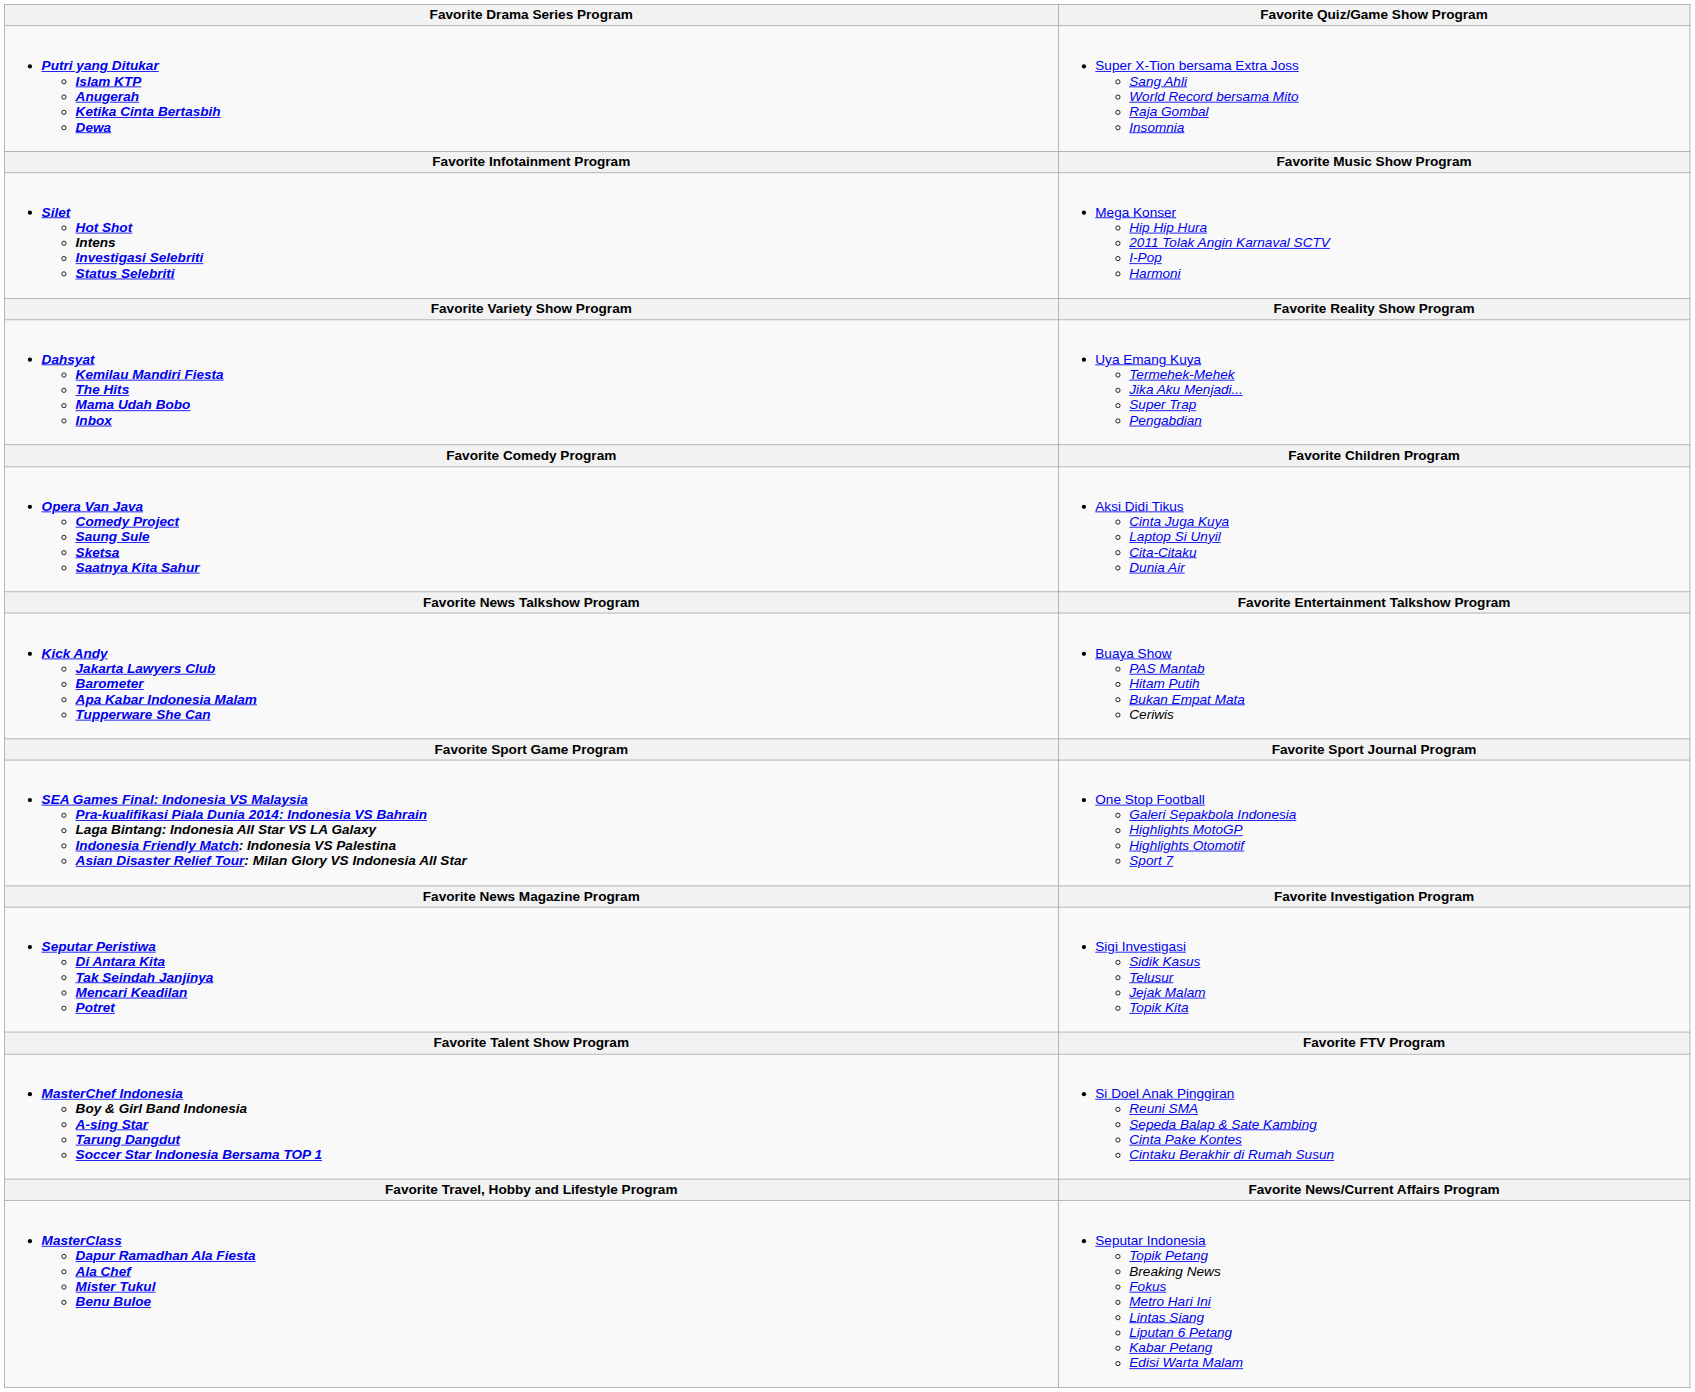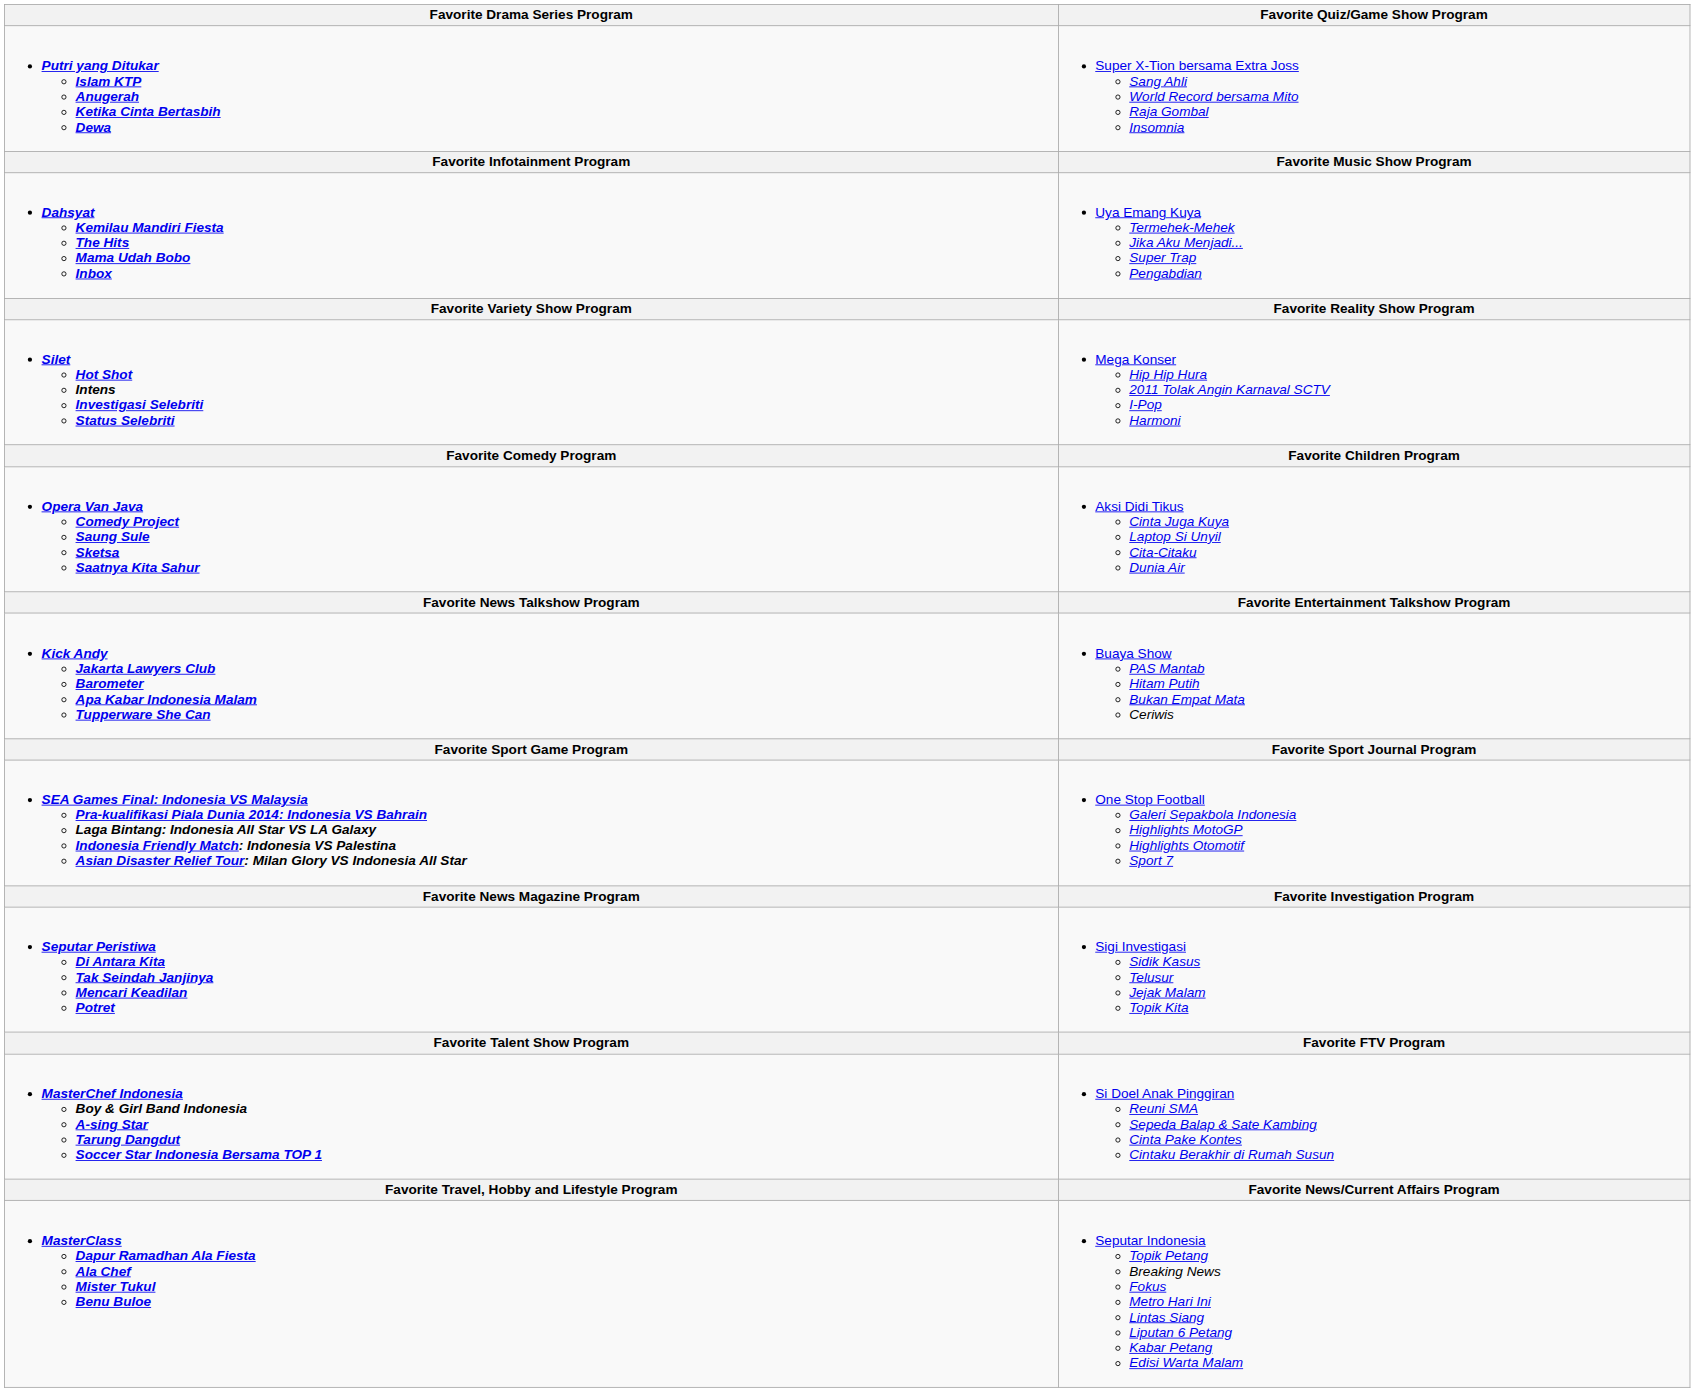rows swapped: (531, 243) <-> (531, 390)
